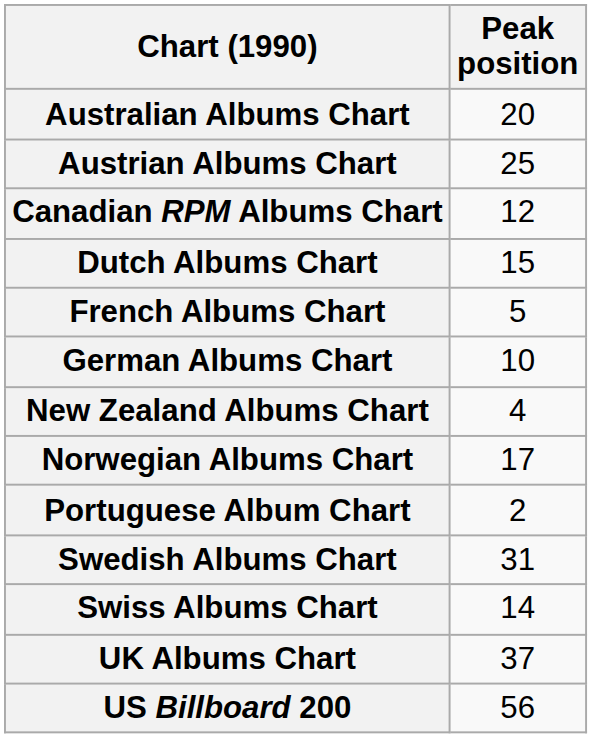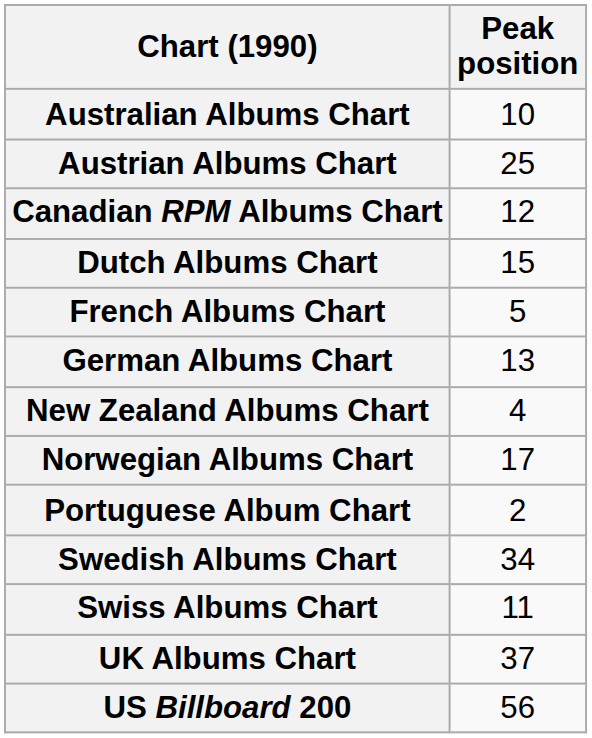(518, 113) 20 -> (518, 113) 10
(518, 361) 10 -> (518, 361) 13
(518, 559) 31 -> (518, 559) 34
(518, 608) 14 -> (518, 608) 11
